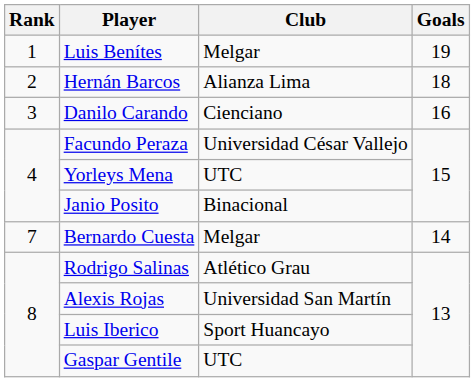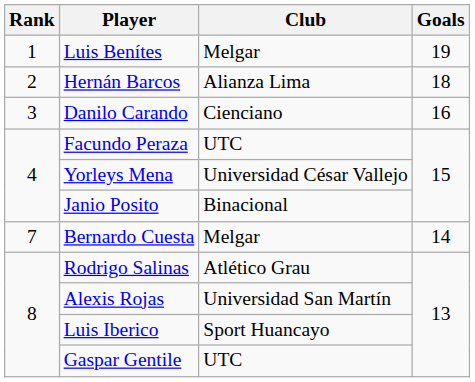(306, 143) Universidad César Vallejo -> (223, 143) UTC
(223, 174) UTC -> (306, 174) Universidad César Vallejo
